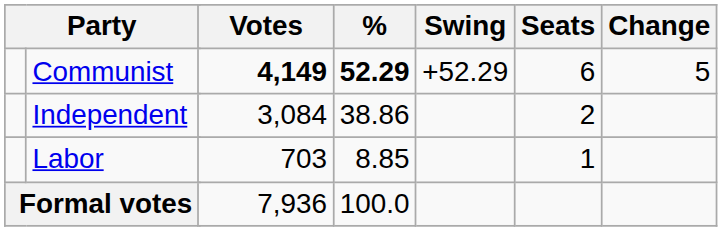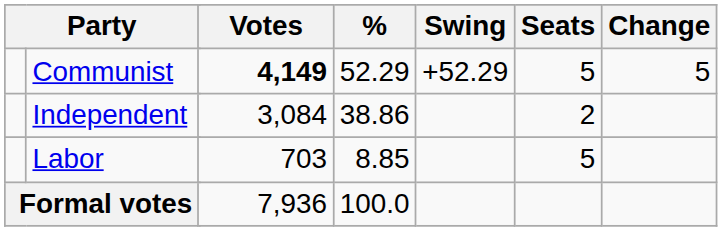(375, 70) bold -> (375, 70) normal
(588, 70) 6 -> (588, 70) 5
(588, 159) 1 -> (588, 159) 5
